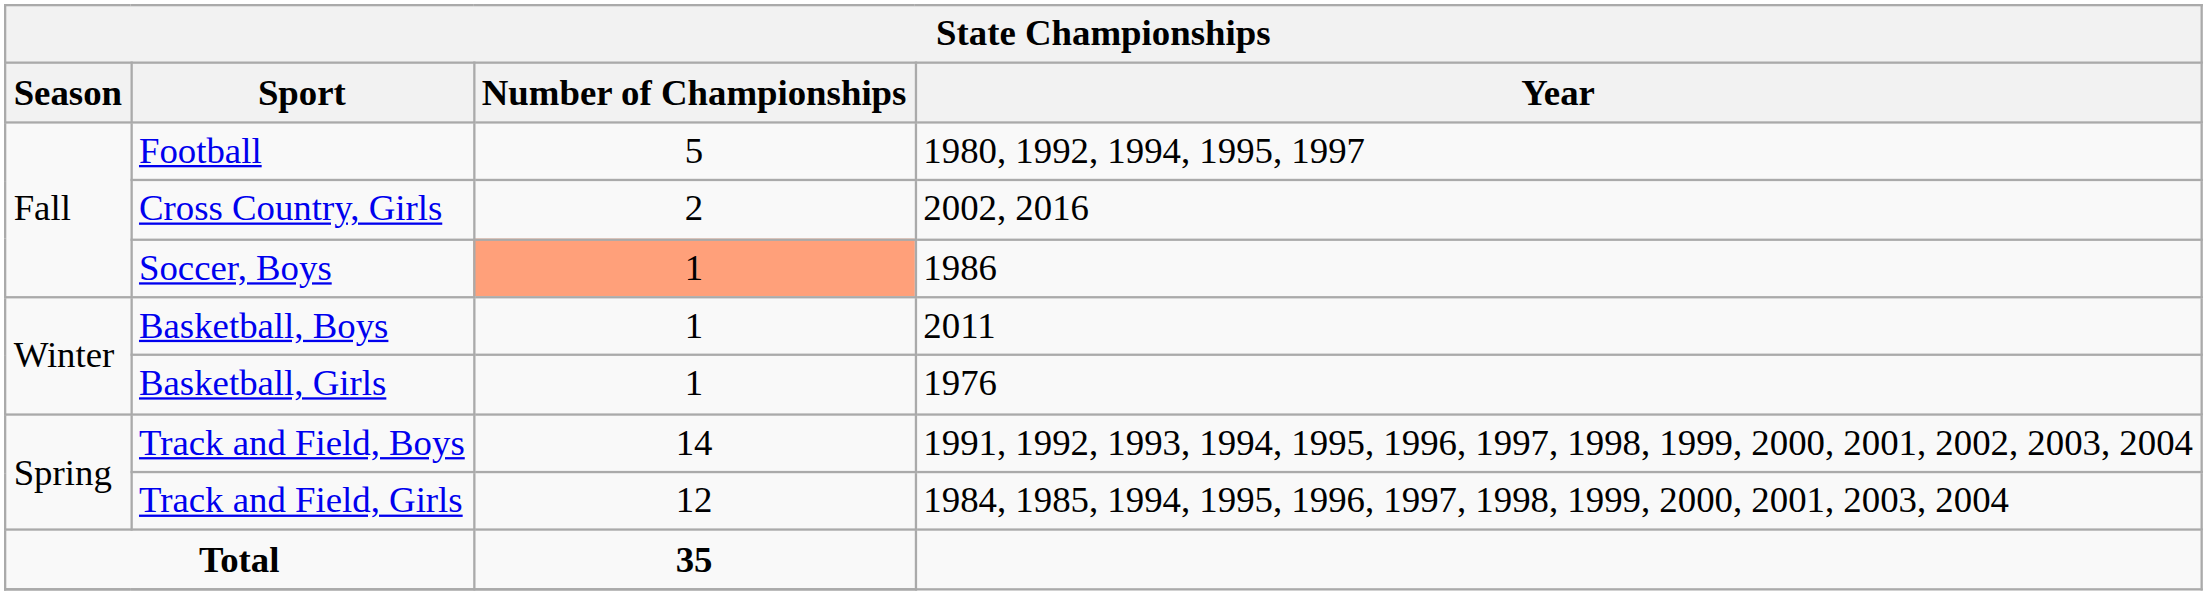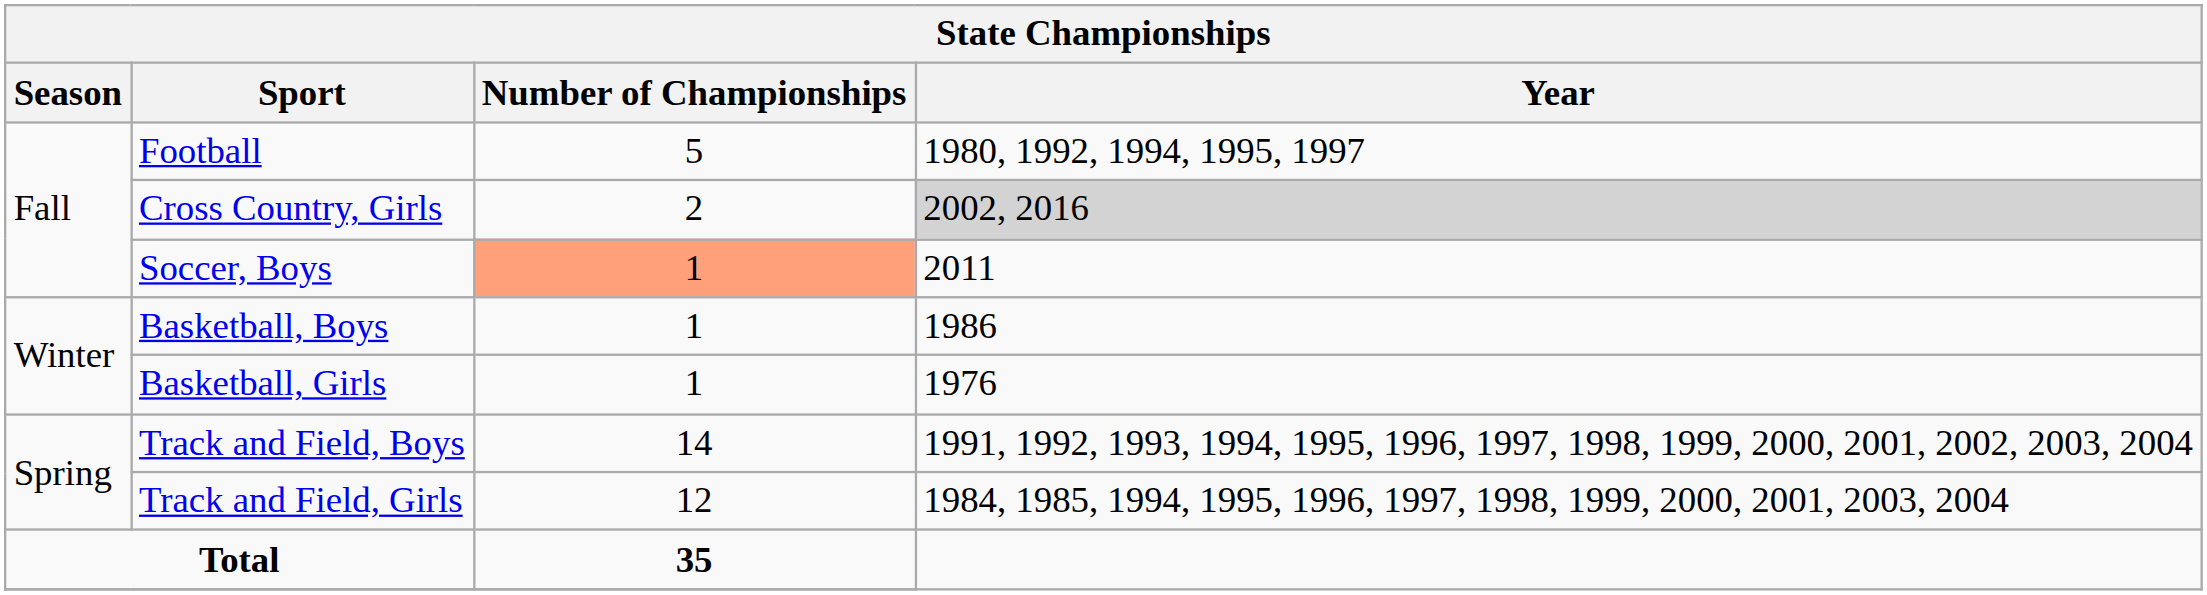(1006, 208) no background -> (1006, 208) lightgrey background
(960, 267) 1986 -> (959, 267) 2011
(959, 325) 2011 -> (960, 325) 1986
